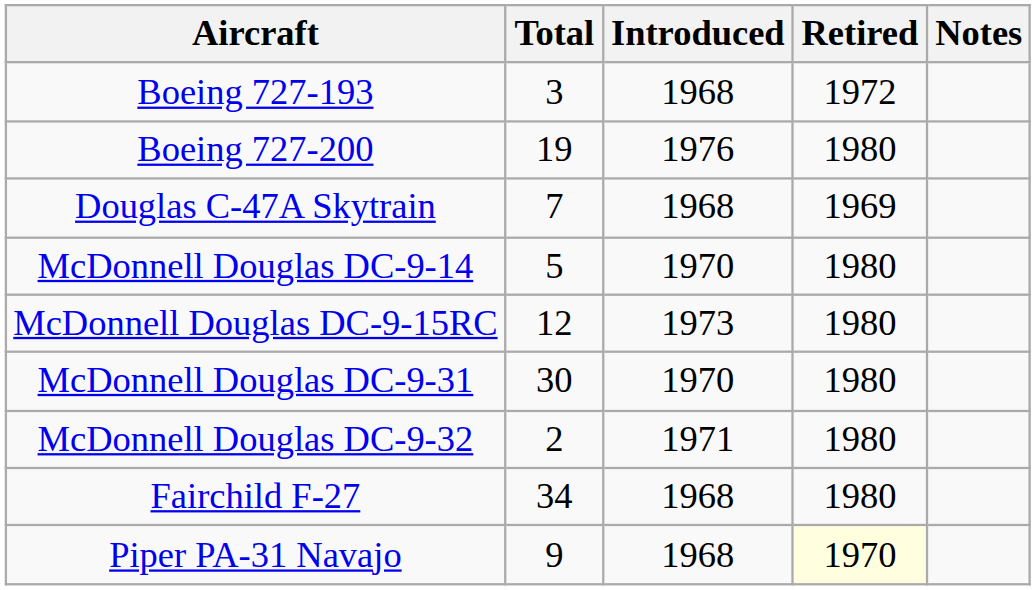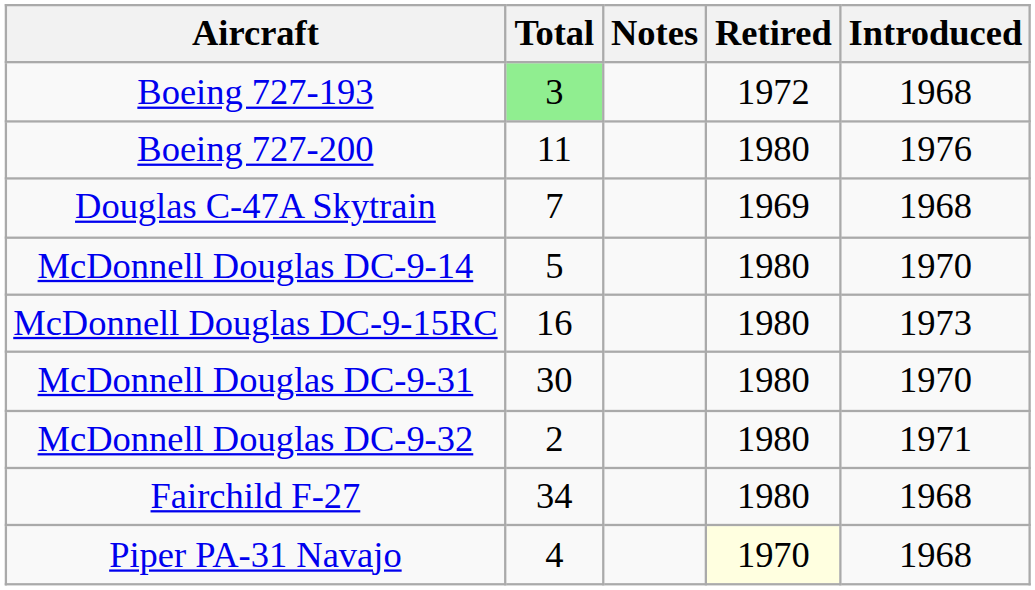columns swapped: (698, 33) <-> (979, 33)
(554, 91) no background -> (554, 91) lightgreen background
(554, 149) 19 -> (554, 149) 11
(554, 322) 12 -> (554, 322) 16
(554, 554) 9 -> (554, 554) 4
